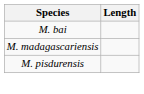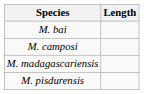+ row: (53, 47)
